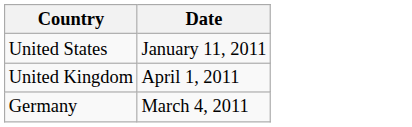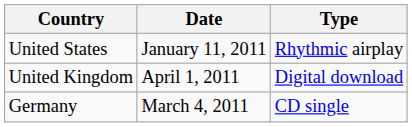+ column: (339, 19)
